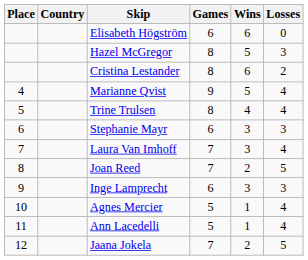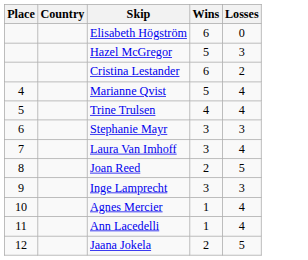- column: (210, 14)
